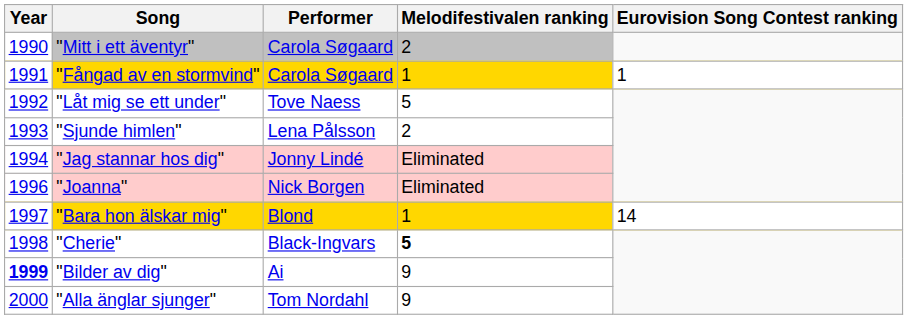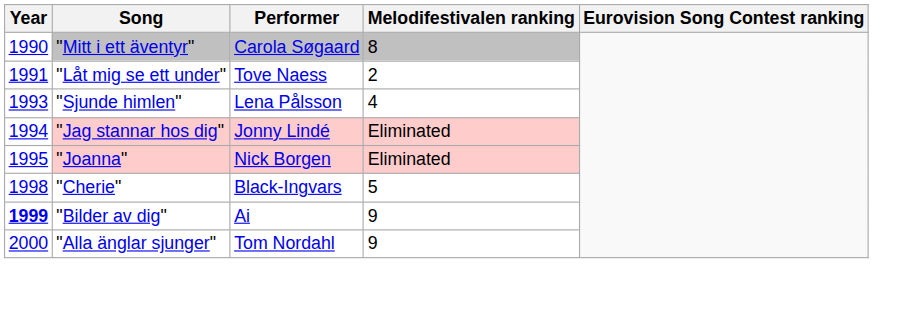(406, 46) 2 -> (373, 46) 8
- row: (158, 74)
(28, 103) 1992 -> (28, 74) 1991
(406, 103) 5 -> (373, 74) 2
(406, 131) 2 -> (373, 103) 4
(28, 187) 1996 -> (28, 159) 1995
- row: (142, 215)
(406, 243) bold -> (373, 187) normal
